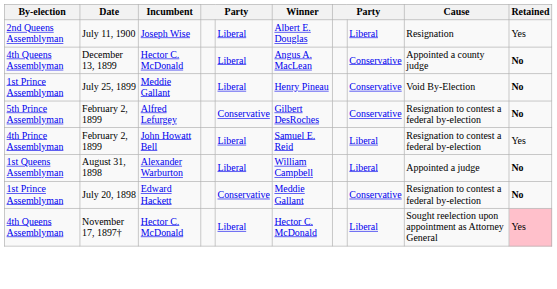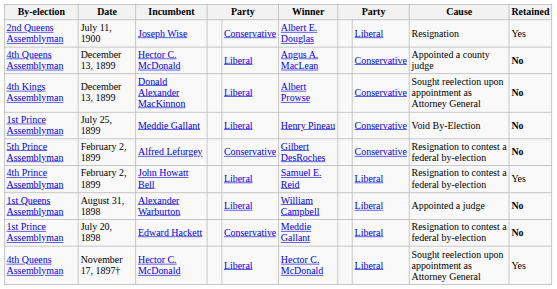(232, 33) Liberal -> (250, 33) Conservative
+ row: (101, 93)
(376, 195) Conservative -> (369, 233) Liberal
(519, 227) pink background -> (519, 265) no background
